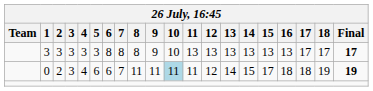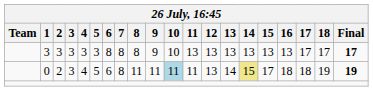(96, 71) 6 -> (96, 71) 5
(121, 71) 7 -> (121, 71) 8
(211, 71) 12 -> (211, 71) 13
(249, 71) no background -> (249, 71) khaki background
